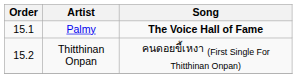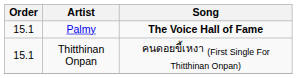(24, 55) 15.2 -> (24, 55) 15.1
